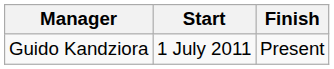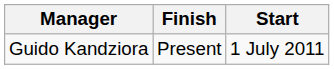columns swapped: (204, 19) <-> (292, 19)
